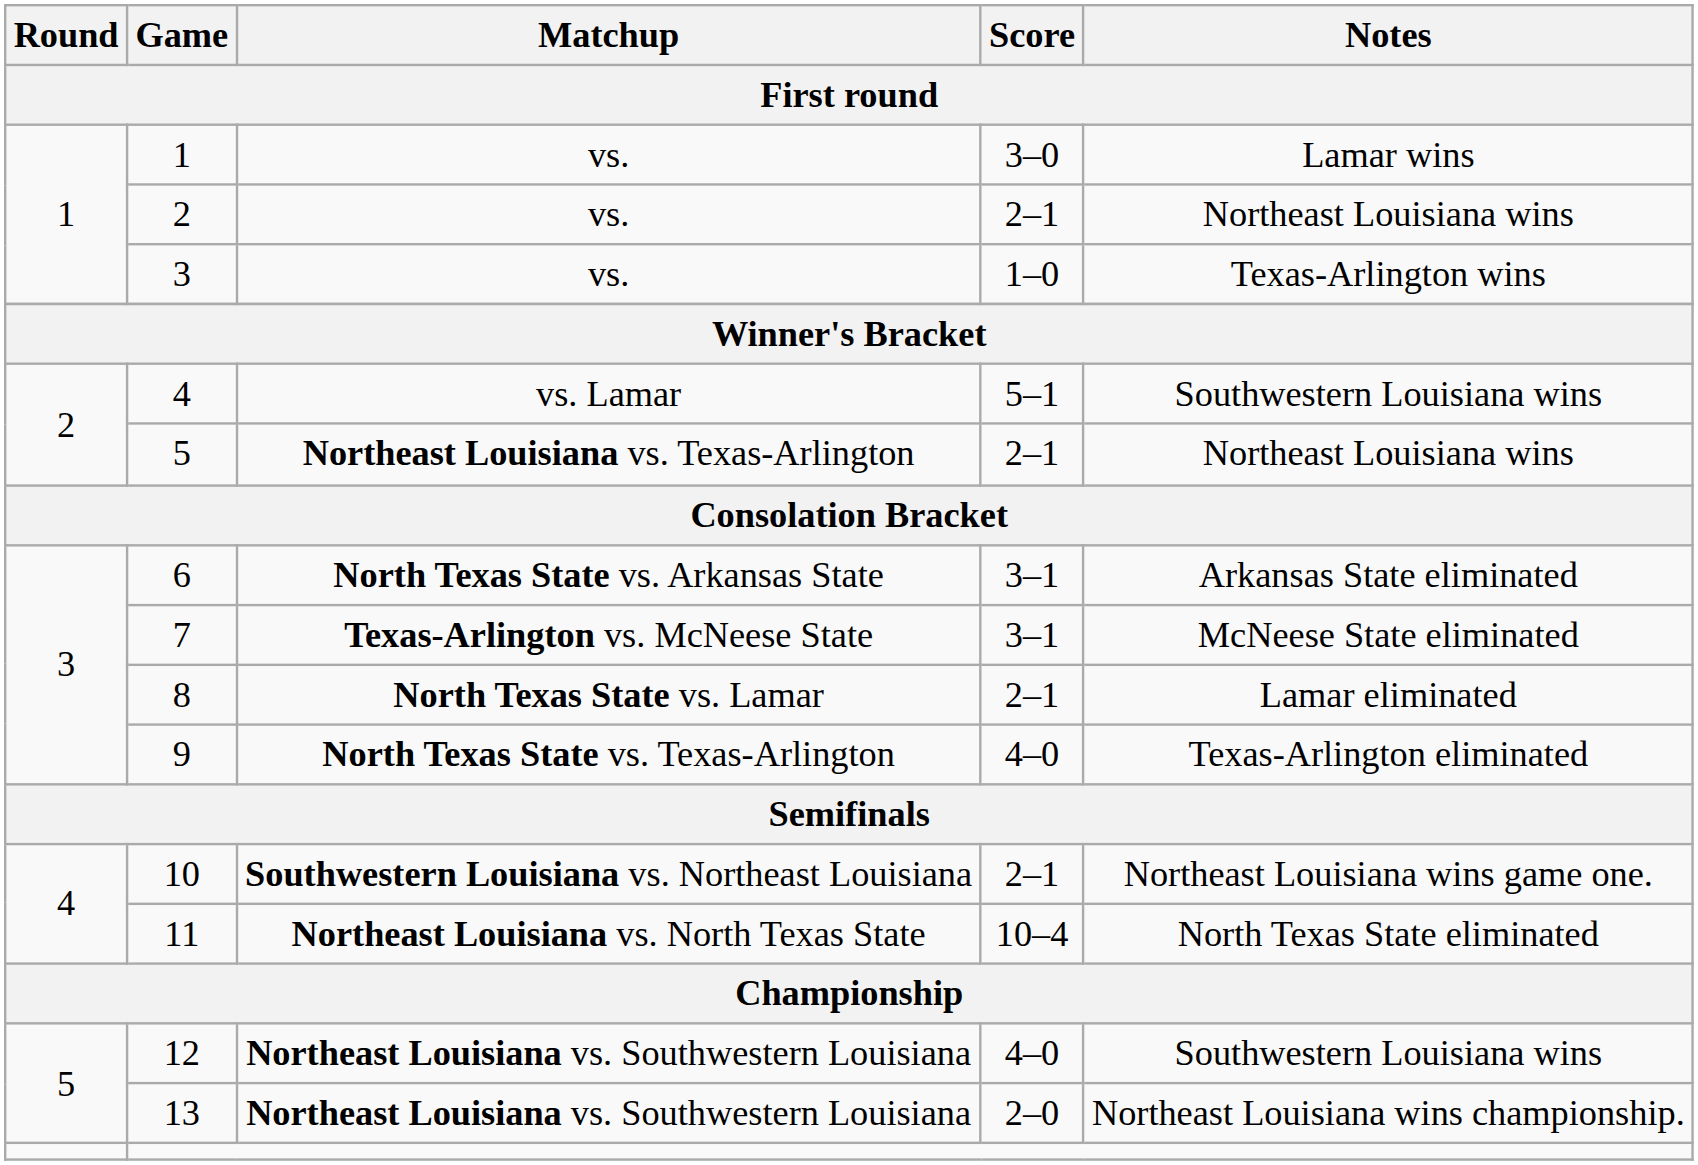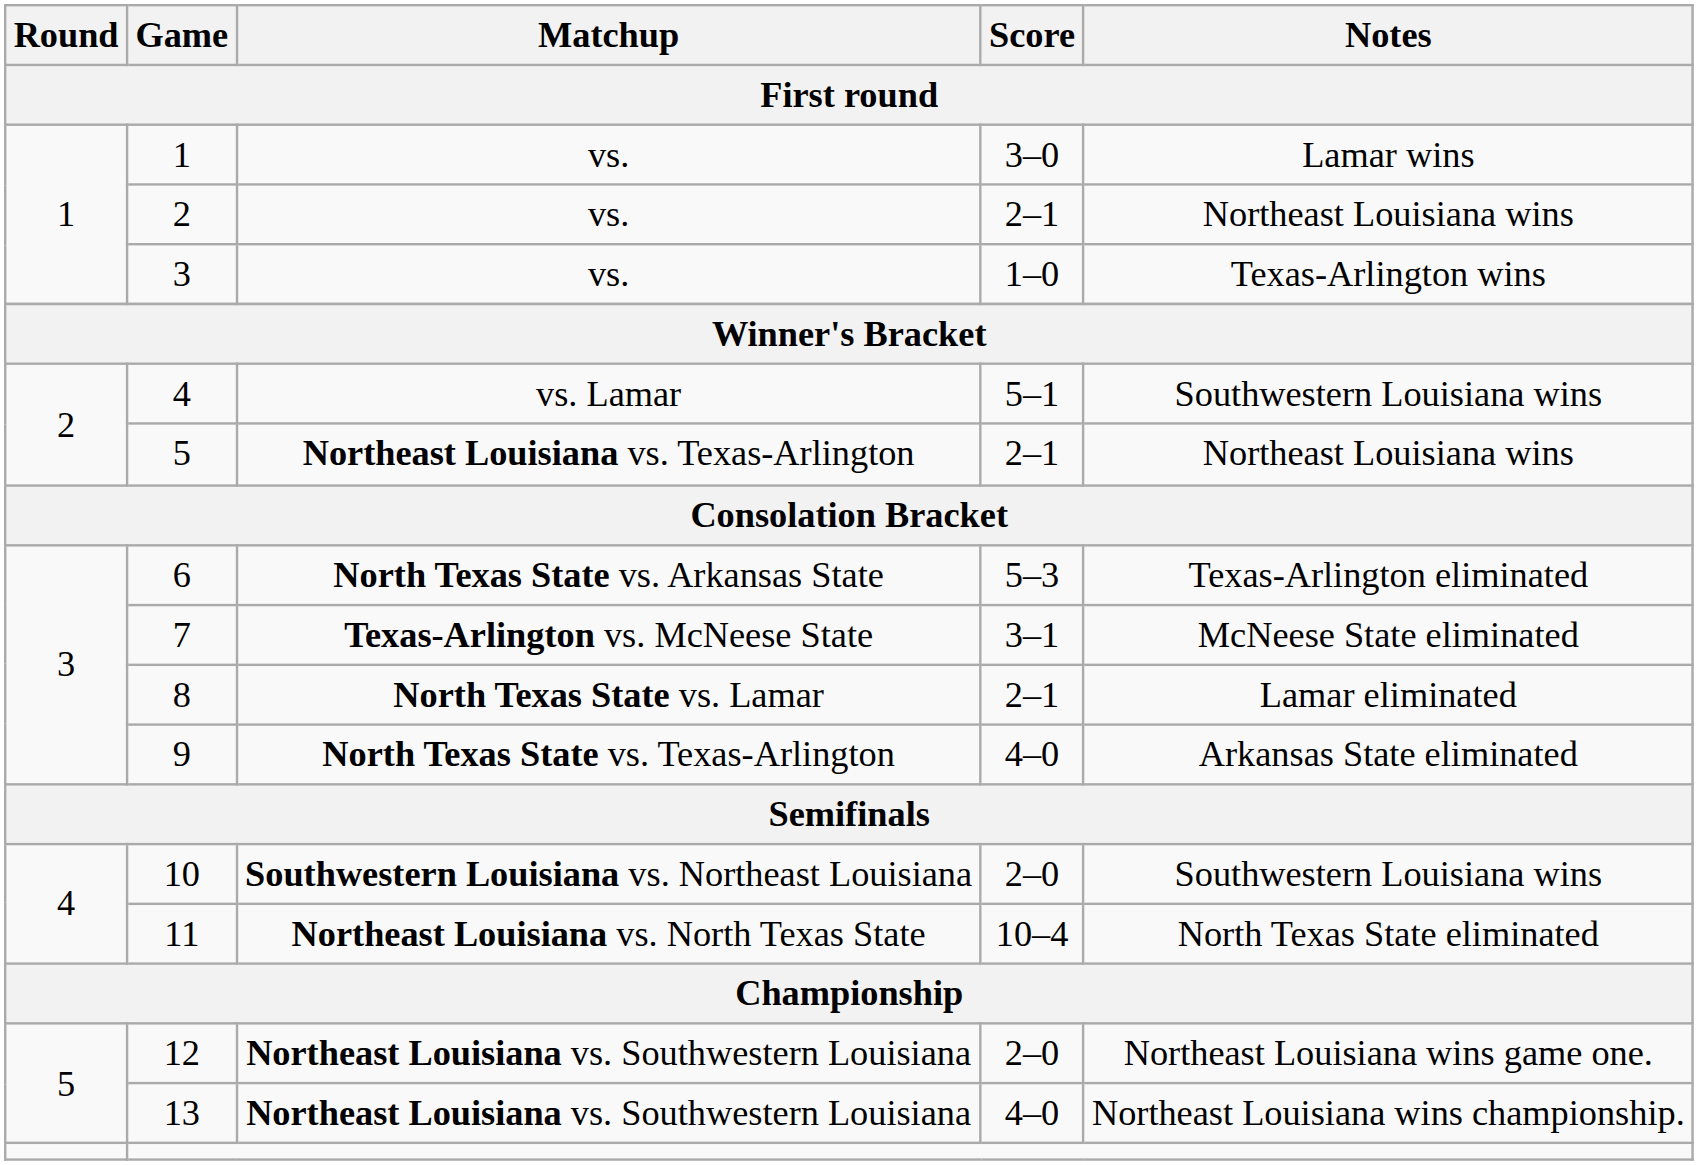(1032, 573) 3–1 -> (1032, 573) 5–3
(1388, 573) Arkansas State eliminated -> (1388, 573) Texas-Arlington eliminated
(1388, 753) Texas-Arlington eliminated -> (1388, 753) Arkansas State eliminated
(1032, 873) 2–1 -> (1032, 873) 2–0
(1388, 873) Northeast Louisiana wins game one. -> (1388, 873) Southwestern Louisiana wins
(1032, 1052) 4–0 -> (1032, 1052) 2–0
(1388, 1052) Southwestern Louisiana wins -> (1388, 1052) Northeast Louisiana wins game one.
(1032, 1112) 2–0 -> (1032, 1112) 4–0
